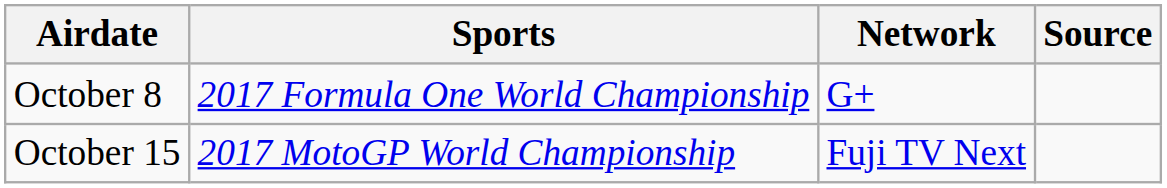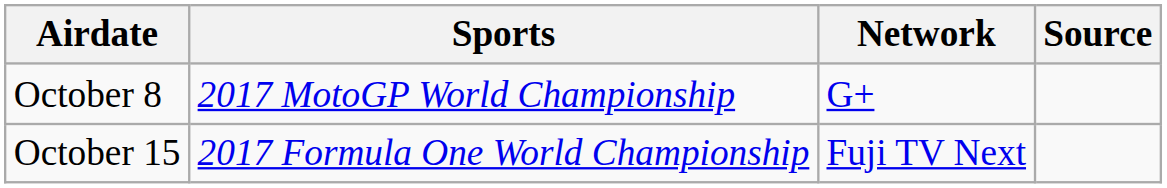(503, 93) 2017 Formula One World Championship -> (466, 93) 2017 MotoGP World Championship
(466, 152) 2017 MotoGP World Championship -> (503, 152) 2017 Formula One World Championship
